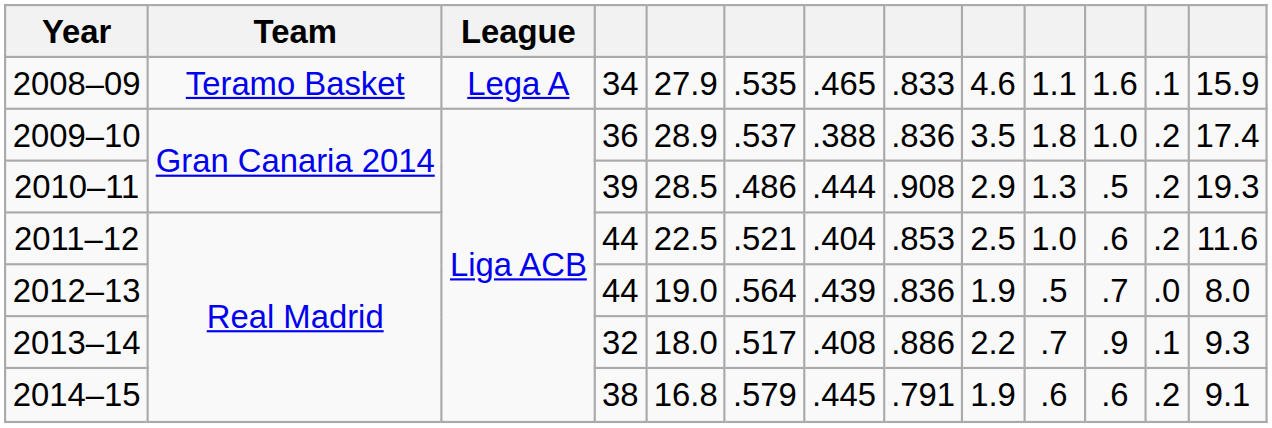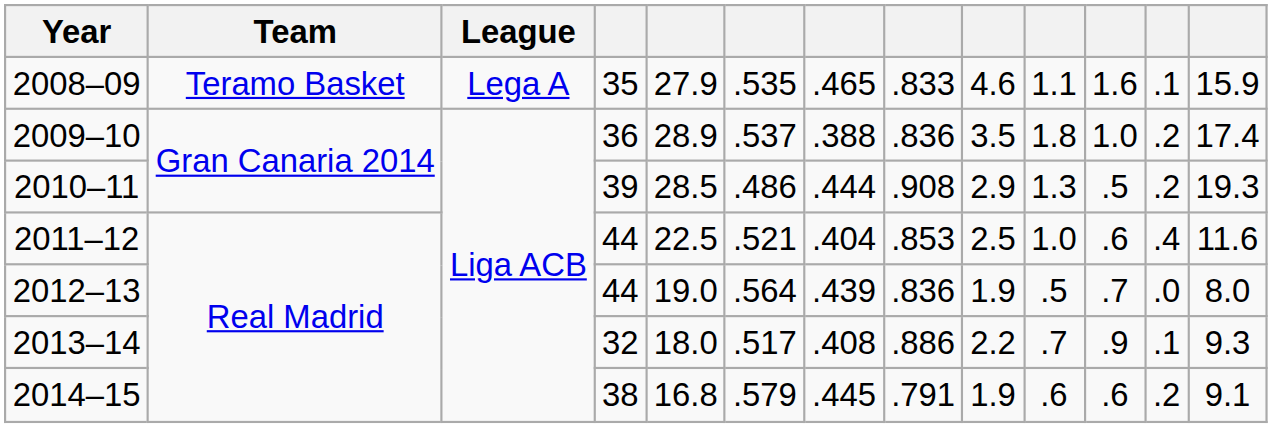(620, 83) 34 -> (620, 83) 35
(1167, 239) .2 -> (1167, 239) .4
